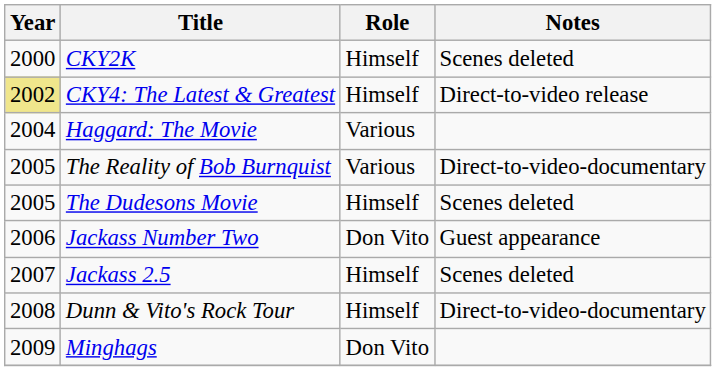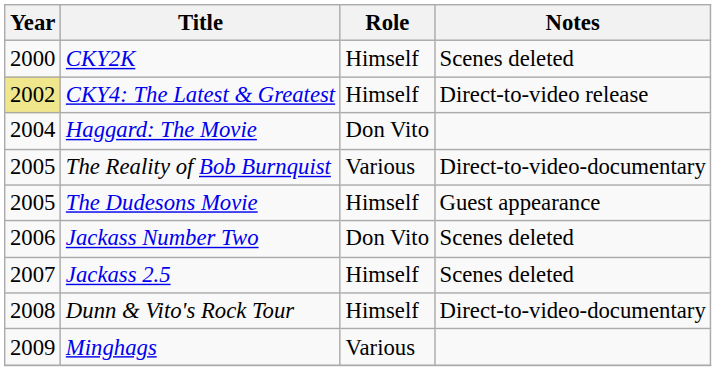(380, 130) Various -> (387, 130) Don Vito
(507, 202) Scenes deleted -> (520, 202) Guest appearance
(520, 238) Guest appearance -> (507, 238) Scenes deleted
(387, 346) Don Vito -> (380, 346) Various
